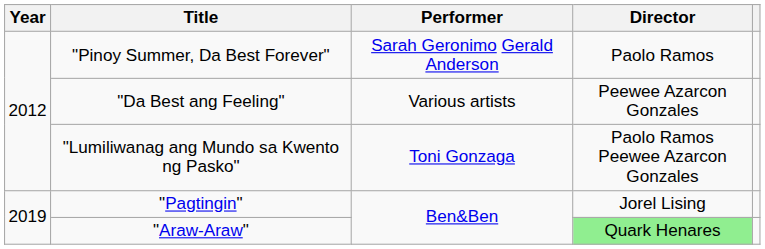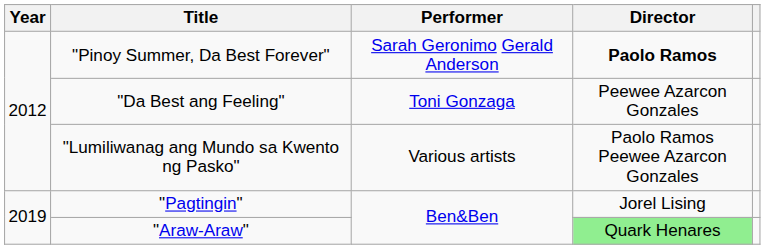(663, 54) normal -> (663, 54) bold
(462, 101) Various artists -> (462, 101) Toni Gonzaga
(462, 157) Toni Gonzaga -> (462, 157) Various artists
